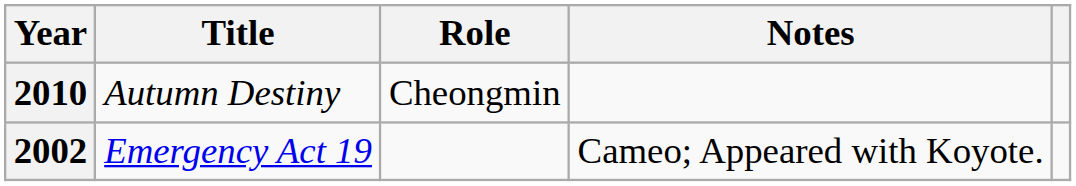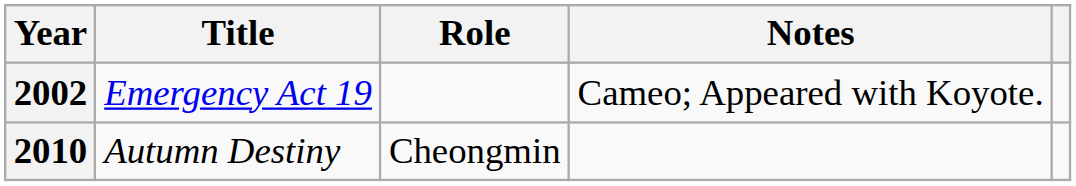rows swapped: (50, 150) <-> (50, 92)
